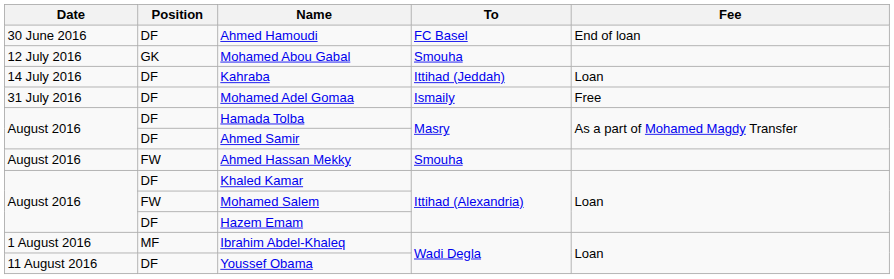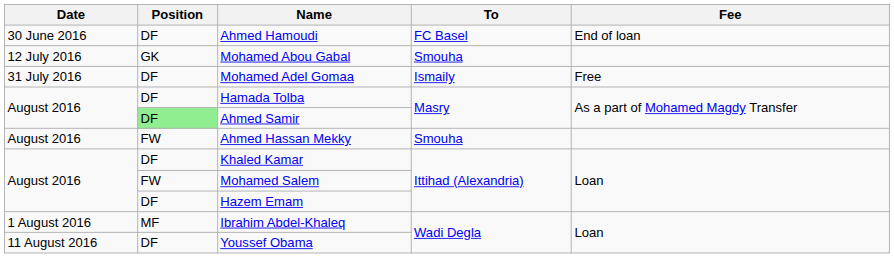- row: (245, 77)
(149, 139) no background -> (149, 118) lightgreen background
